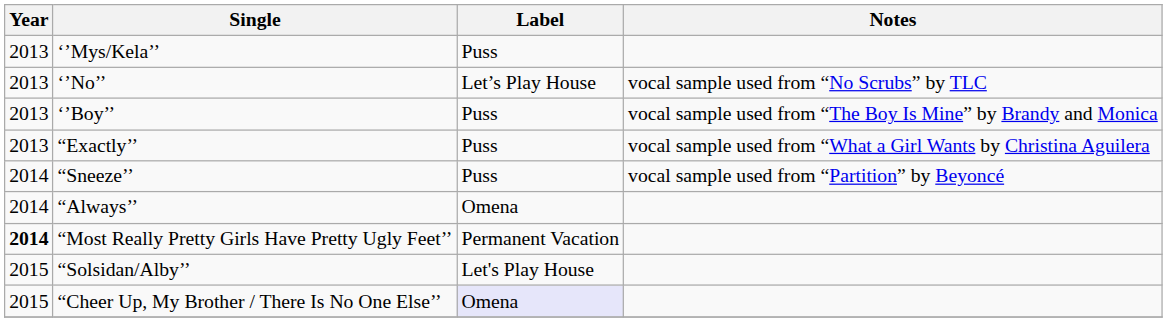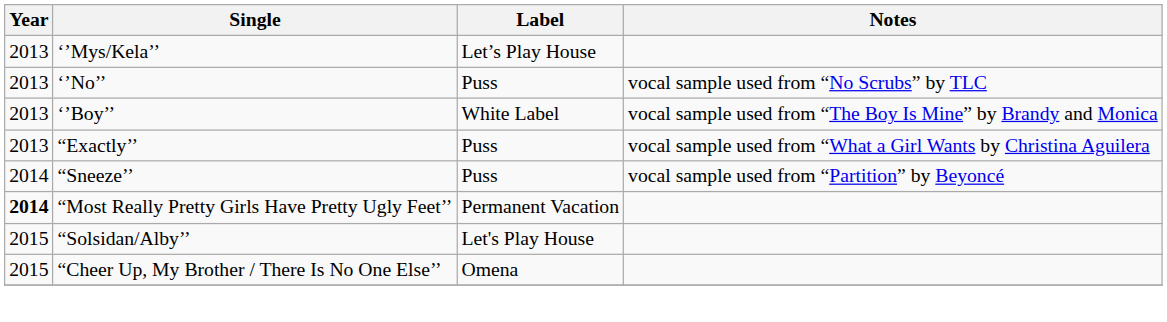(480, 51) Puss -> (529, 51) Let’s Play House
(529, 82) Let’s Play House -> (480, 82) Puss
(480, 113) Puss -> (510, 113) White Label
- row: (98, 207)
(490, 301) lavender background -> (490, 269) no background
